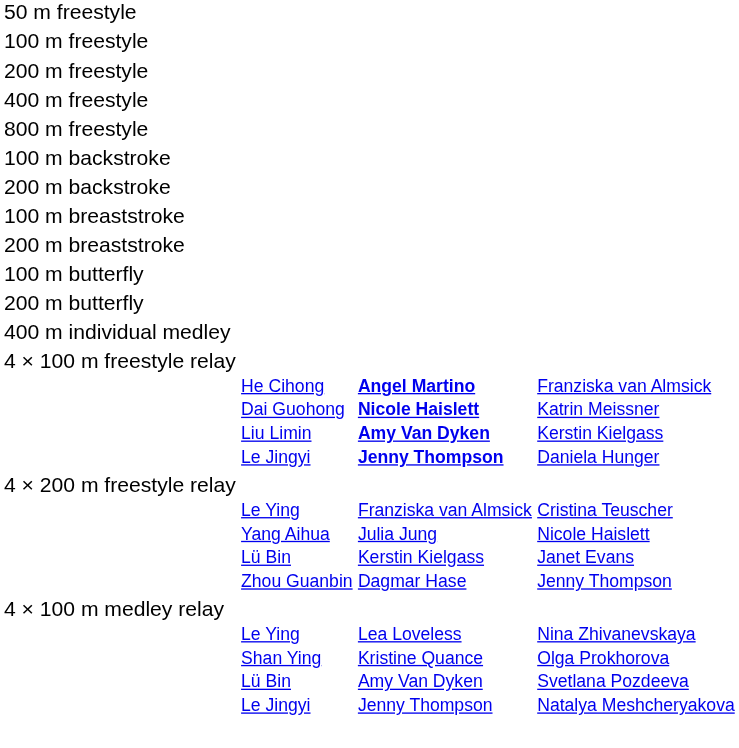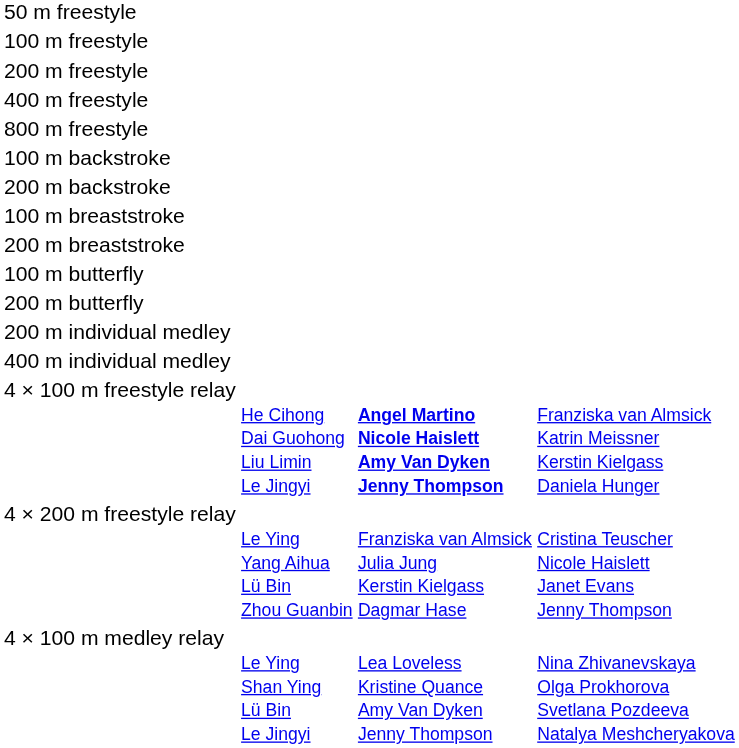+ row: (117, 332)
